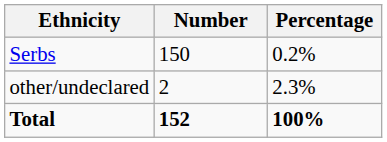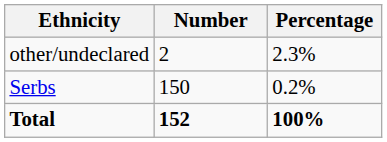rows swapped: (33, 53) <-> (79, 86)
